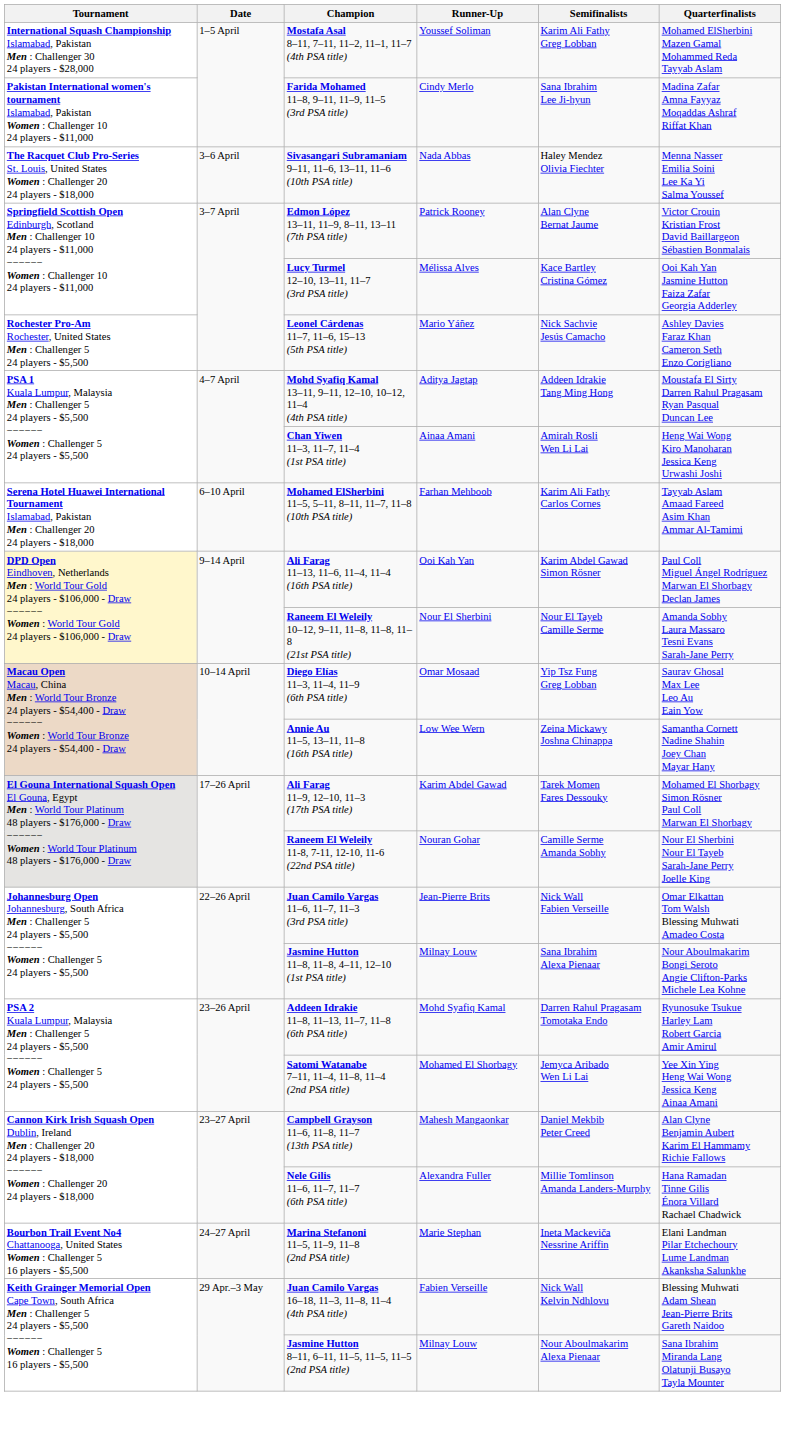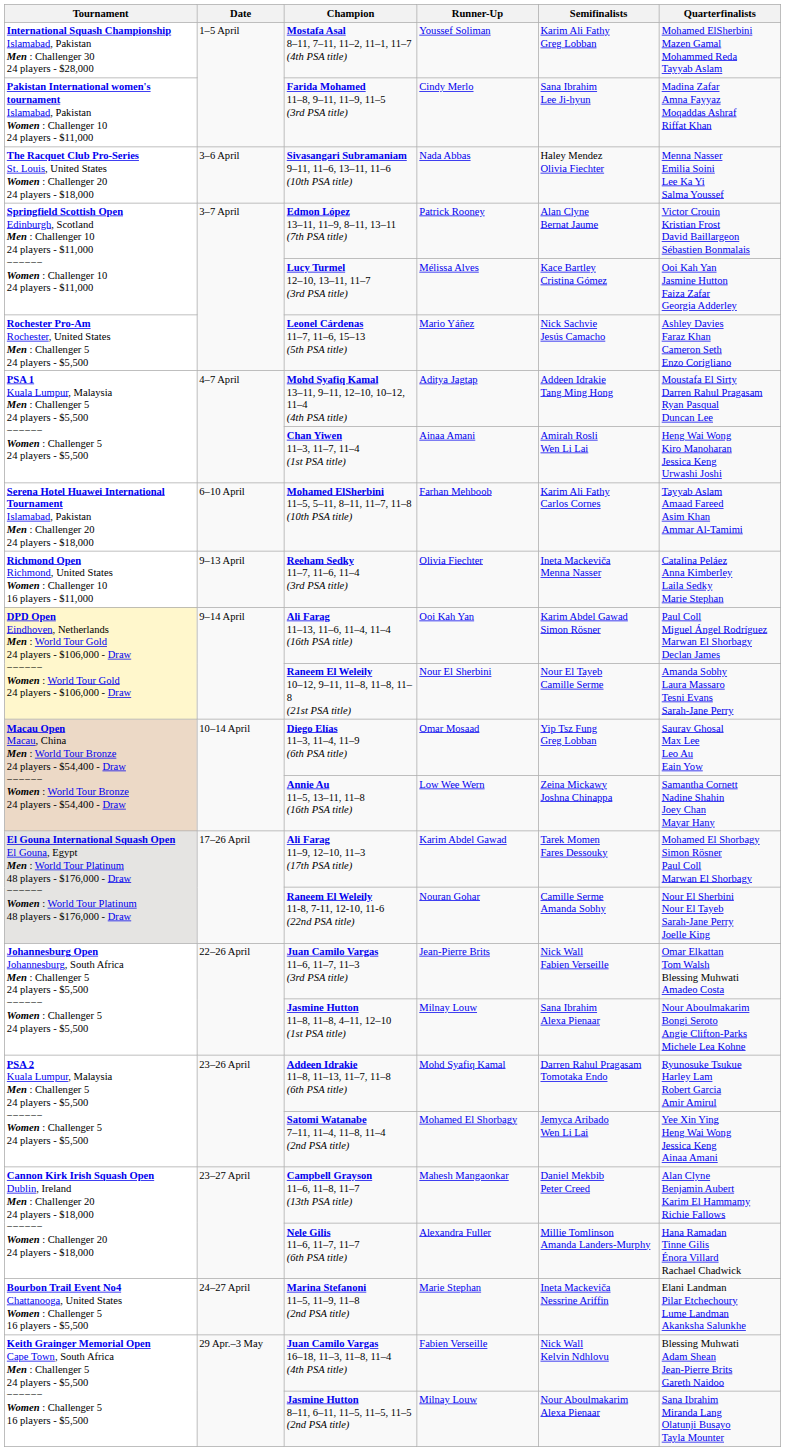+ row: (323, 573)
